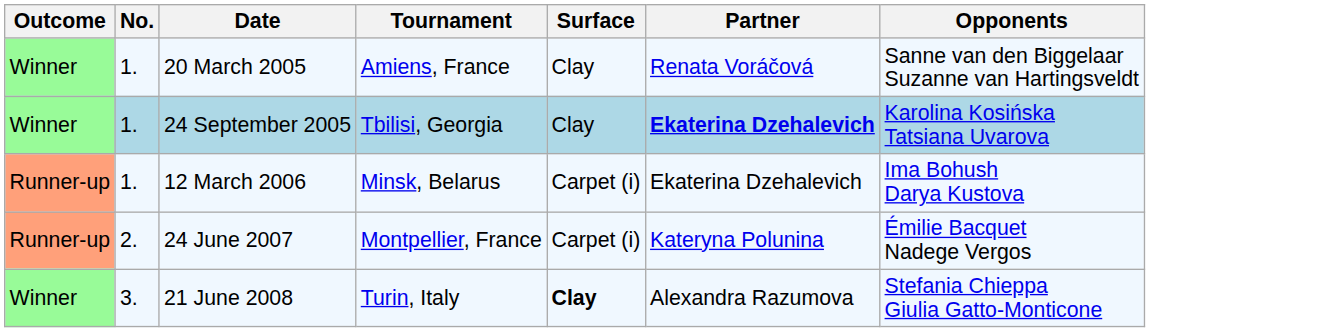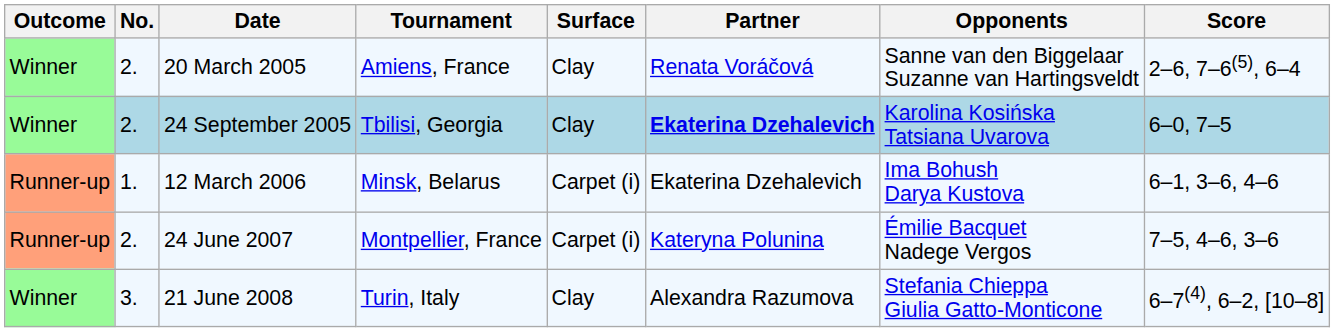+ column: (1236, 21)
(129, 67) 1. -> (129, 67) 2.
(129, 124) 1. -> (129, 124) 2.
(574, 297) bold -> (573, 297) normal
